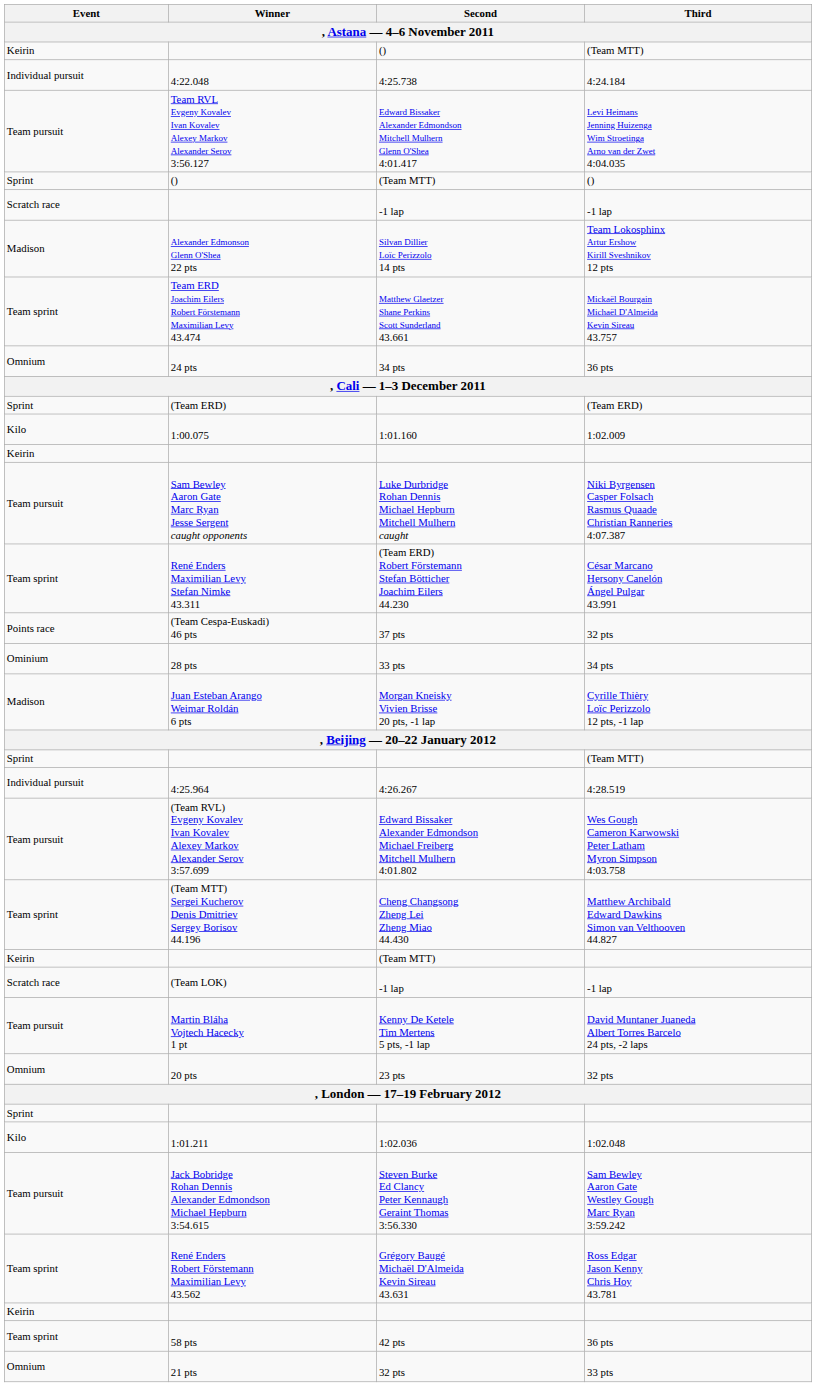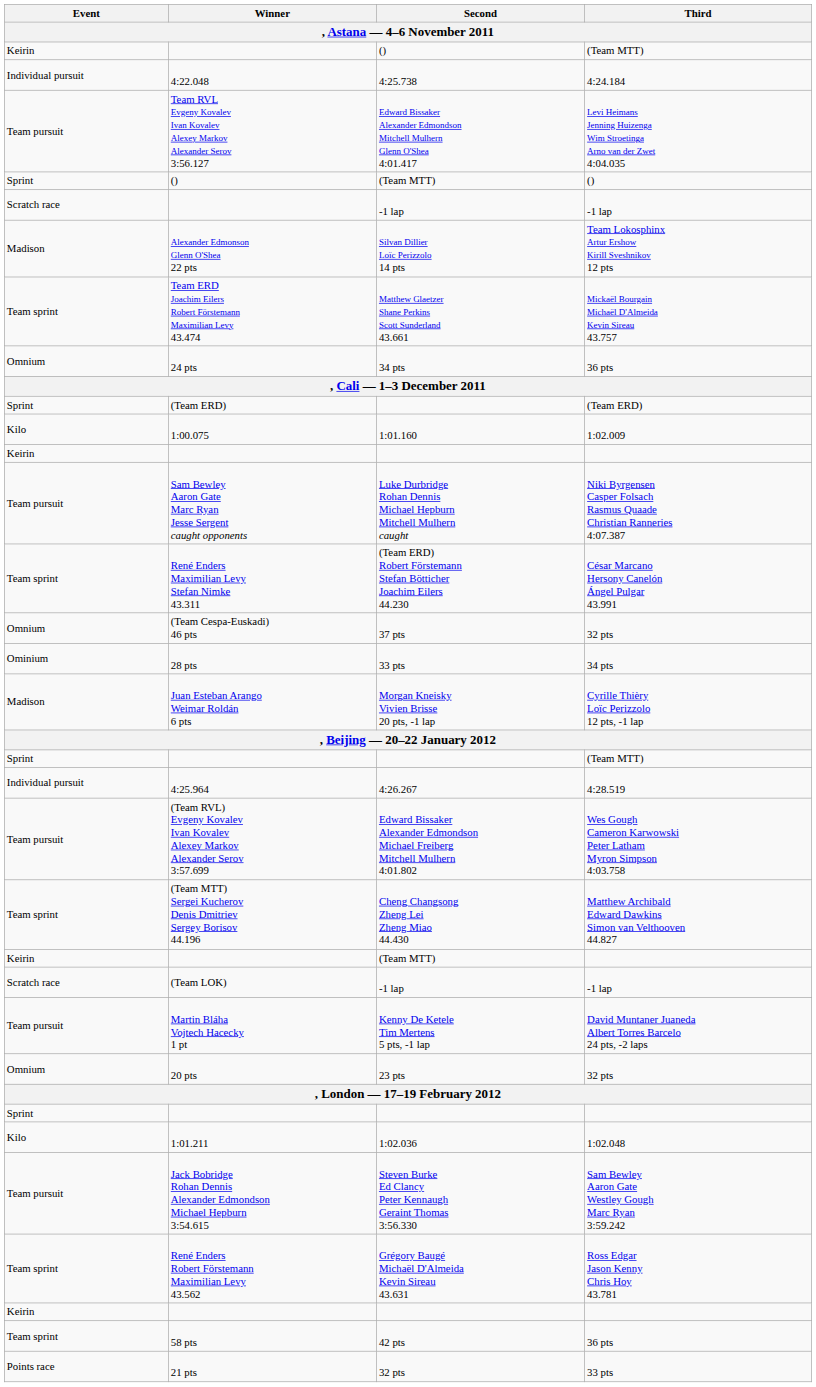(31, 628) Points race -> (26, 628) Omnium
(26, 1366) Omnium -> (31, 1366) Points race
